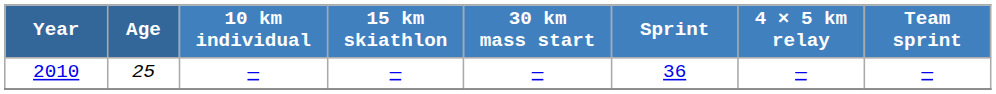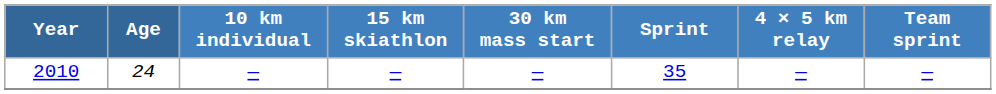(143, 74) 25 -> (143, 74) 24
(675, 74) 36 -> (675, 74) 35
